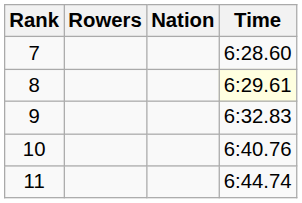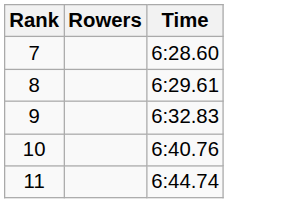- column: (183, 20)
(258, 85) lightyellow background -> (185, 85) no background
